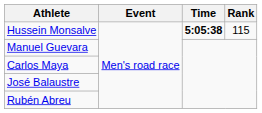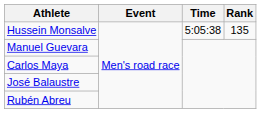(203, 31) bold -> (203, 31) normal
(241, 31) 115 -> (240, 31) 135
